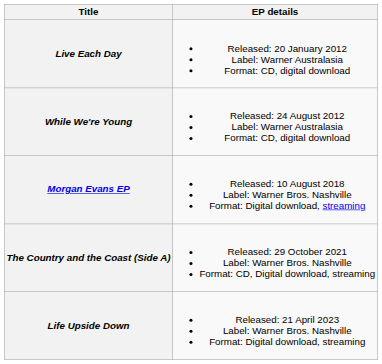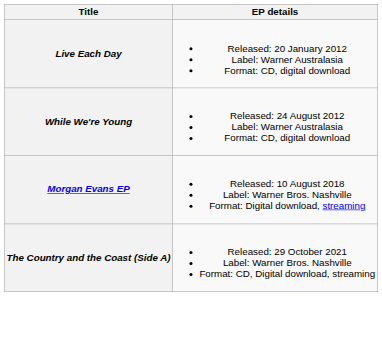- row: (89, 325)
